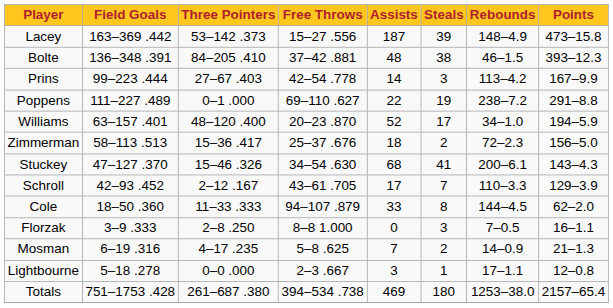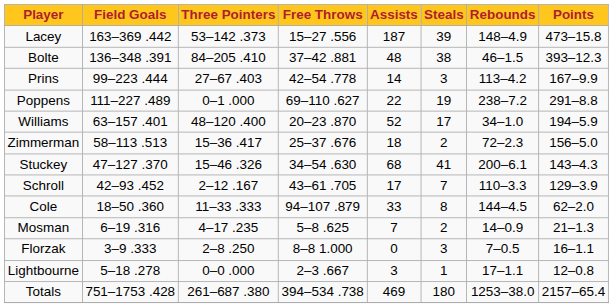rows swapped: (43, 249) <-> (43, 228)
